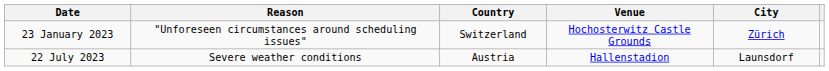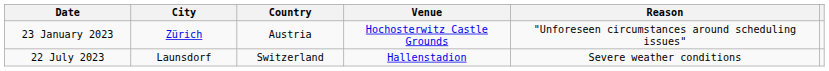columns swapped: (766, 13) <-> (285, 13)
(493, 35) Switzerland -> (290, 35) Austria
(493, 57) Austria -> (290, 57) Switzerland
